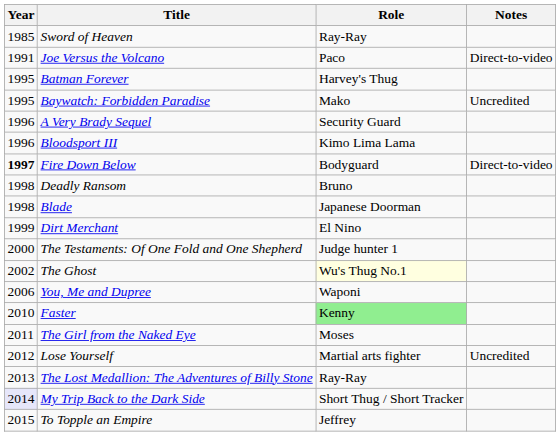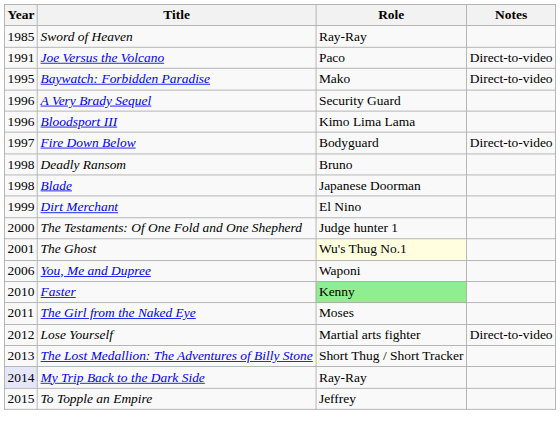- row: (85, 79)
(500, 100) Uncredited -> (511, 79) Direct-to-video
(21, 164) bold -> (21, 143) normal
(21, 270) 2002 -> (21, 249) 2001
(500, 356) Uncredited -> (511, 334) Direct-to-video
(343, 377) Ray-Ray -> (391, 356) Short Thug / Short Tracker
(391, 398) Short Thug / Short Tracker -> (343, 377) Ray-Ray
